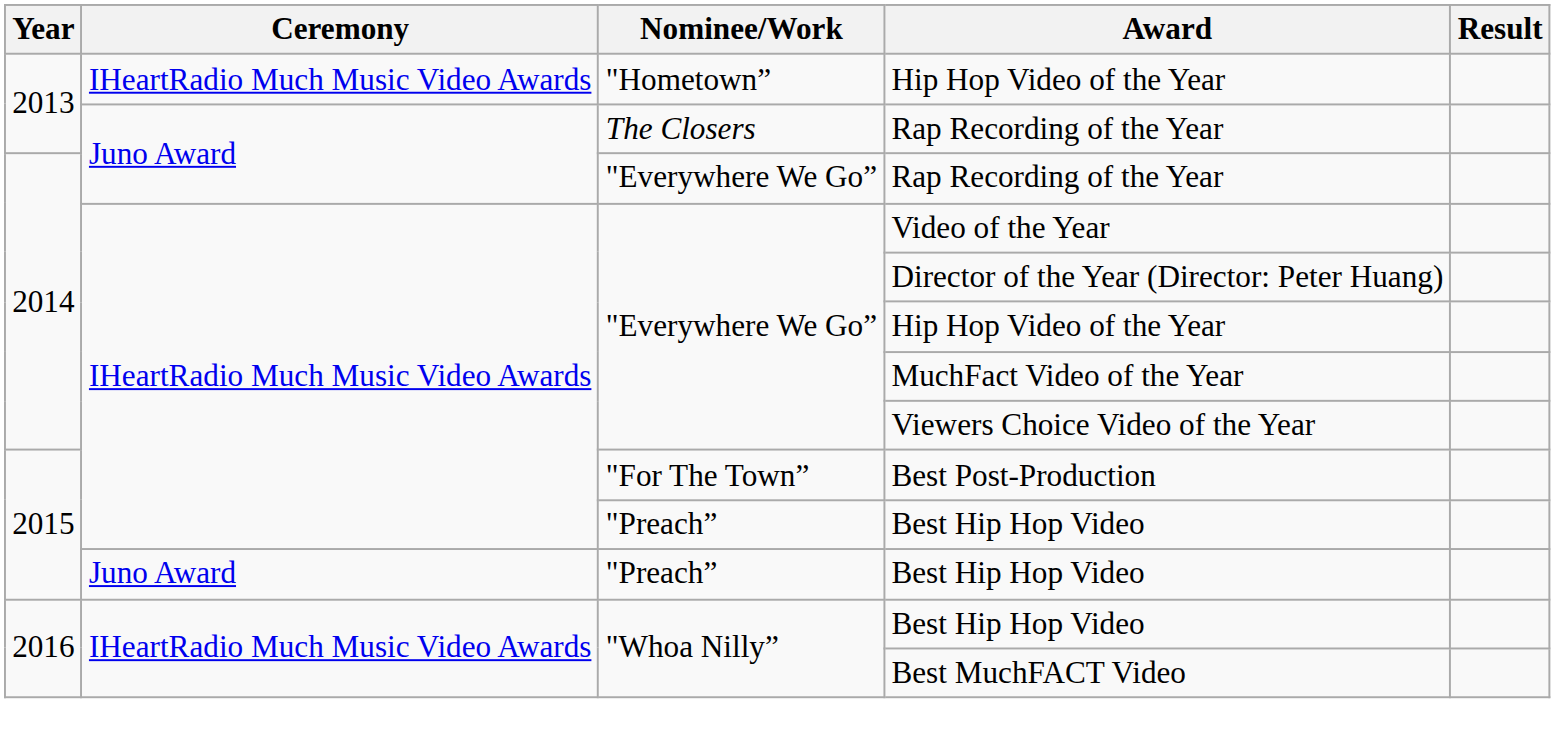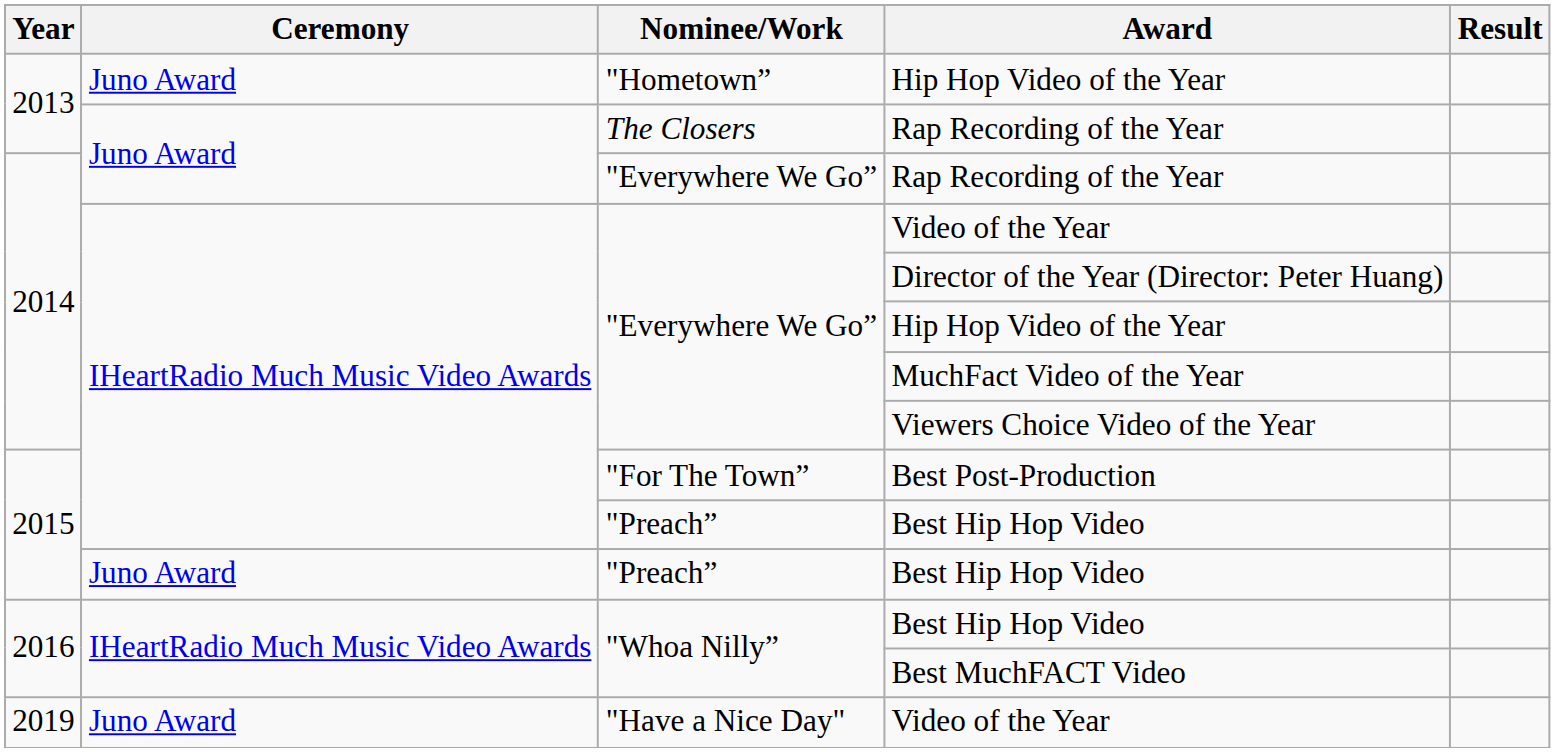(340, 78) IHeartRadio Much Music Video Awards -> (162, 78) Juno Award
+ row: (726, 721)
